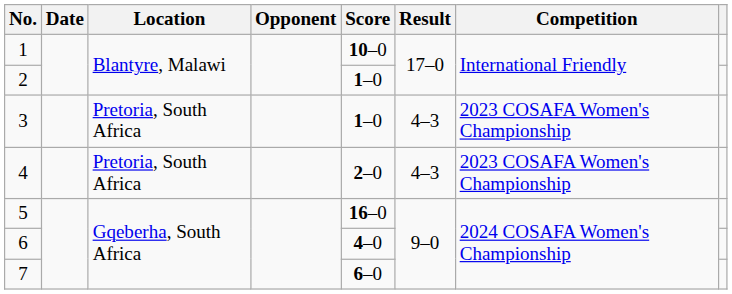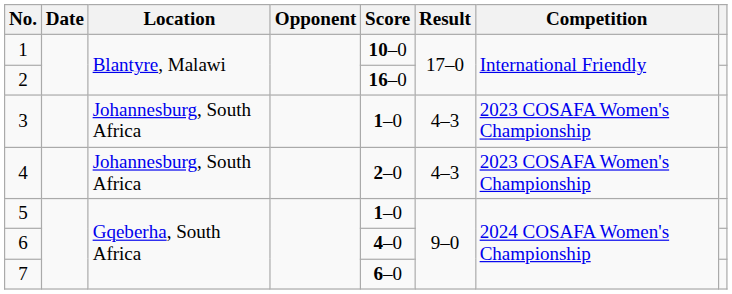(368, 79) 1–0 -> (388, 79) 16–0
(150, 120) Pretoria, South Africa -> (172, 120) Johannesburg, South Africa
(150, 172) Pretoria, South Africa -> (172, 172) Johannesburg, South Africa
(368, 213) 16–0 -> (388, 213) 1–0
